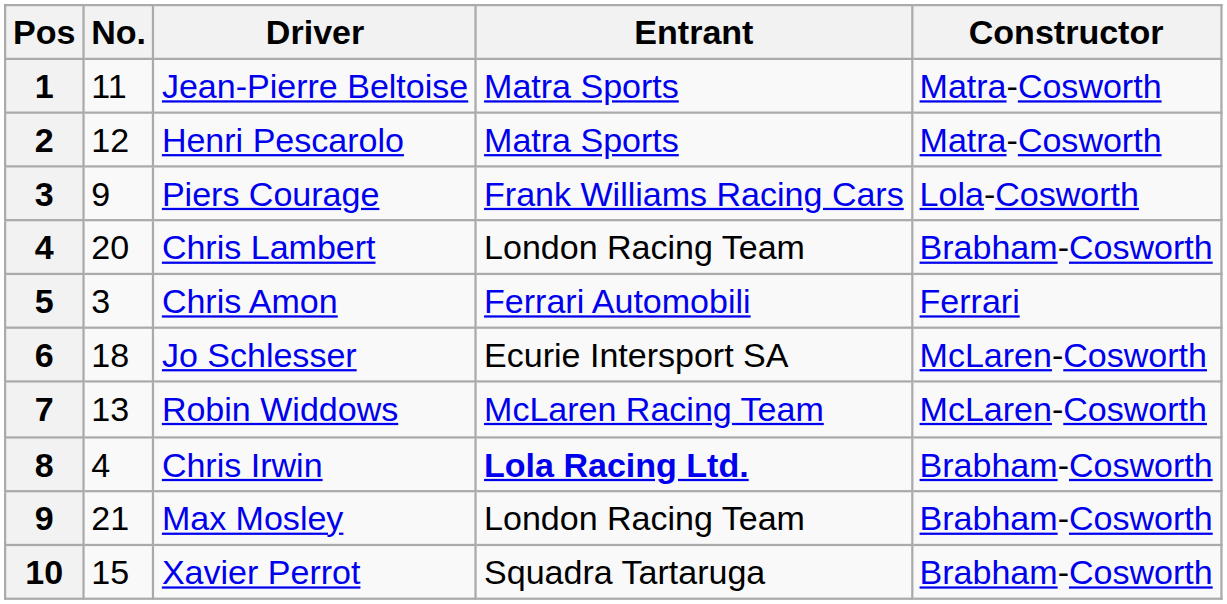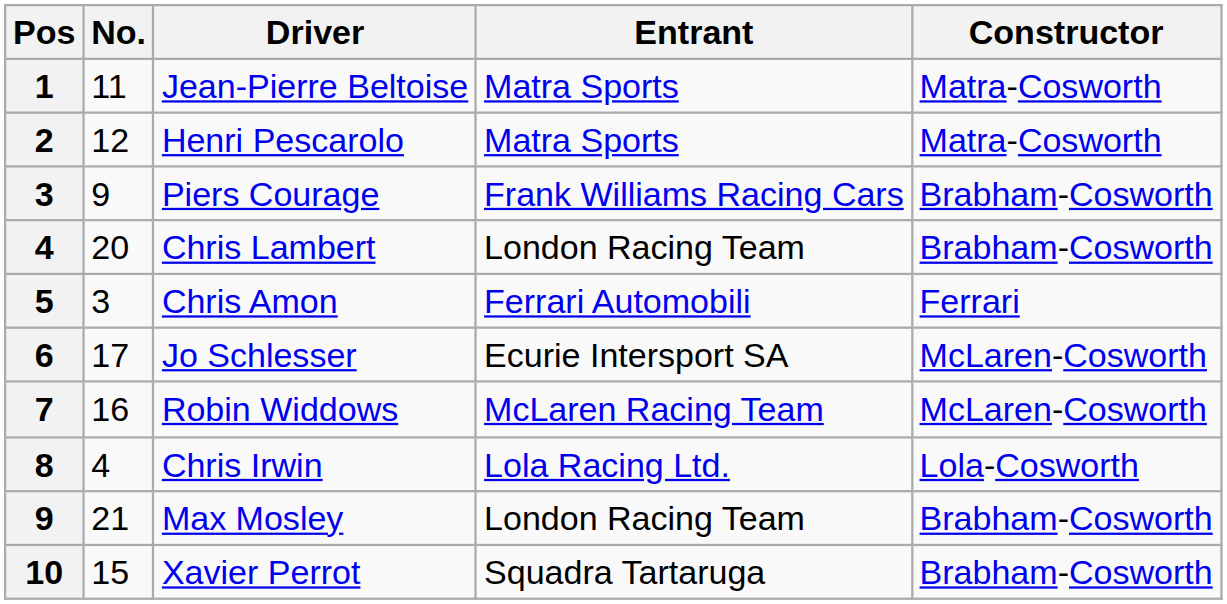(1029, 194) Lola-Cosworth -> (1066, 194) Brabham-Cosworth
(110, 356) 18 -> (110, 356) 17
(110, 410) 13 -> (110, 410) 16
(616, 463) bold -> (607, 463) normal
(1066, 463) Brabham-Cosworth -> (1029, 463) Lola-Cosworth
